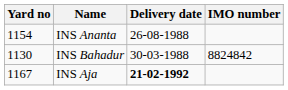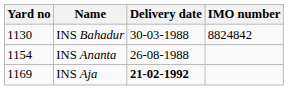rows swapped: (90, 54) <-> (86, 34)
(20, 74) 1167 -> (20, 74) 1169
